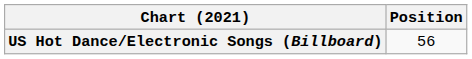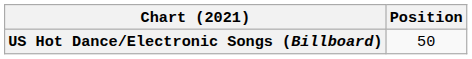(426, 42) 56 -> (426, 42) 50
